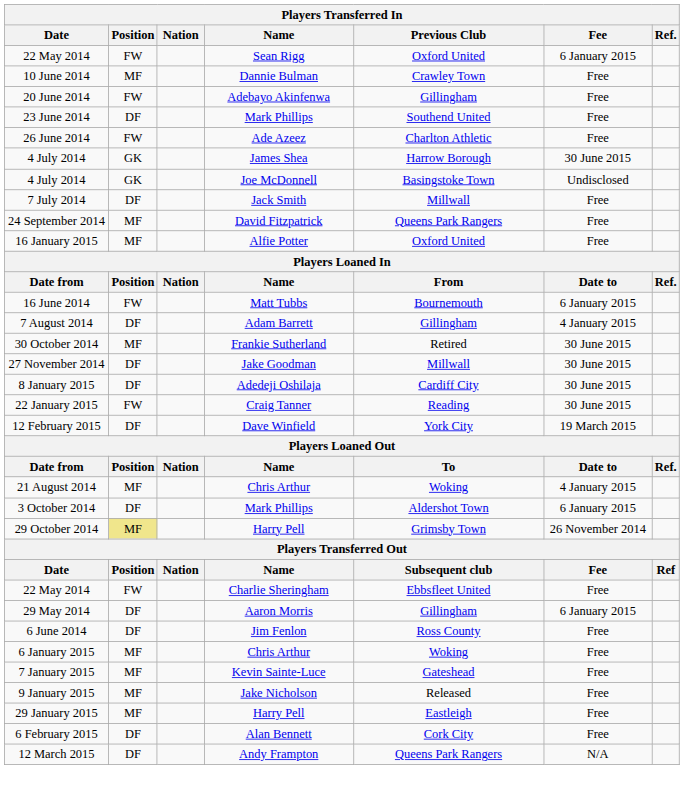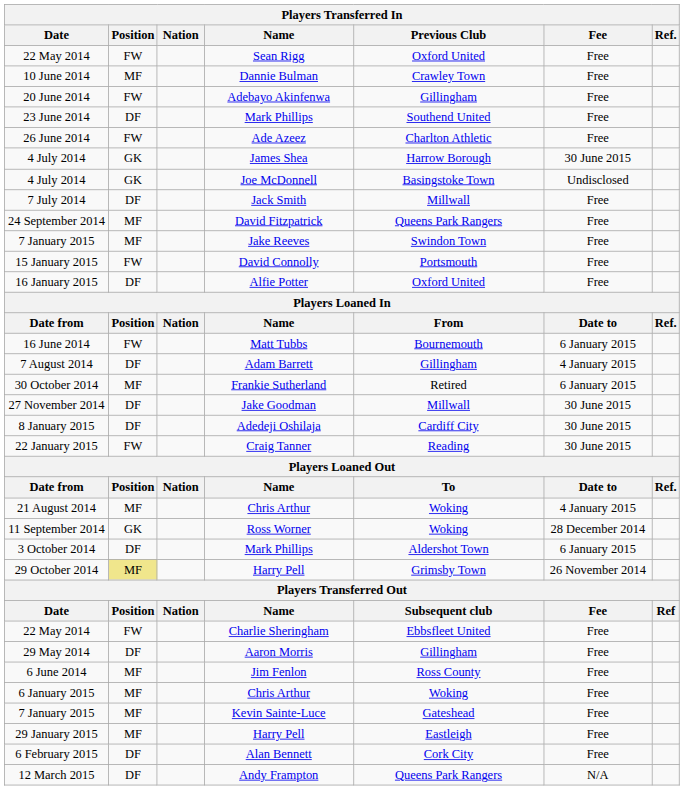(598, 56) 6 January 2015 -> (598, 56) Free
+ row: (56, 241)
+ row: (56, 261)
(133, 241) MF -> (133, 282) DF
(598, 343) 30 June 2015 -> (598, 384) 6 January 2015
- row: (56, 425)
+ row: (56, 528)
(598, 610) 6 January 2015 -> (598, 652) Free
(133, 631) DF -> (133, 672) MF
- row: (56, 693)
